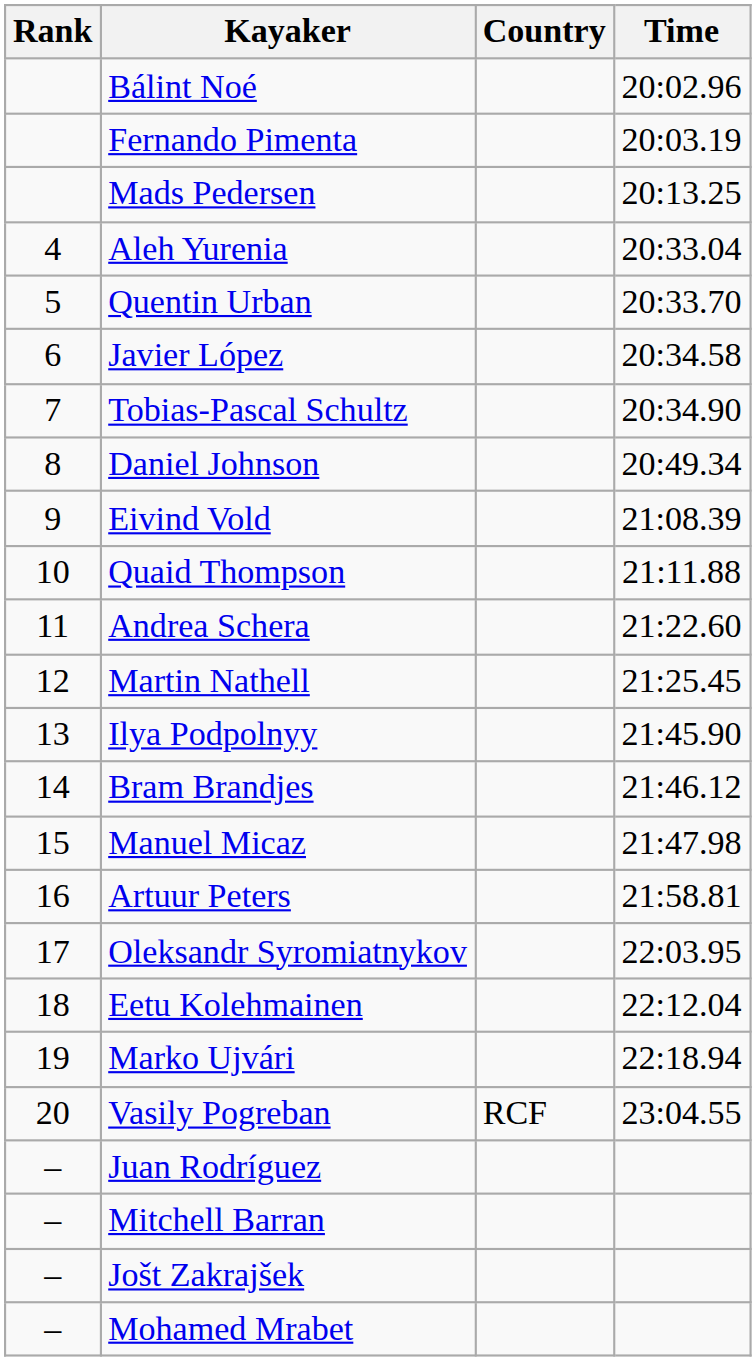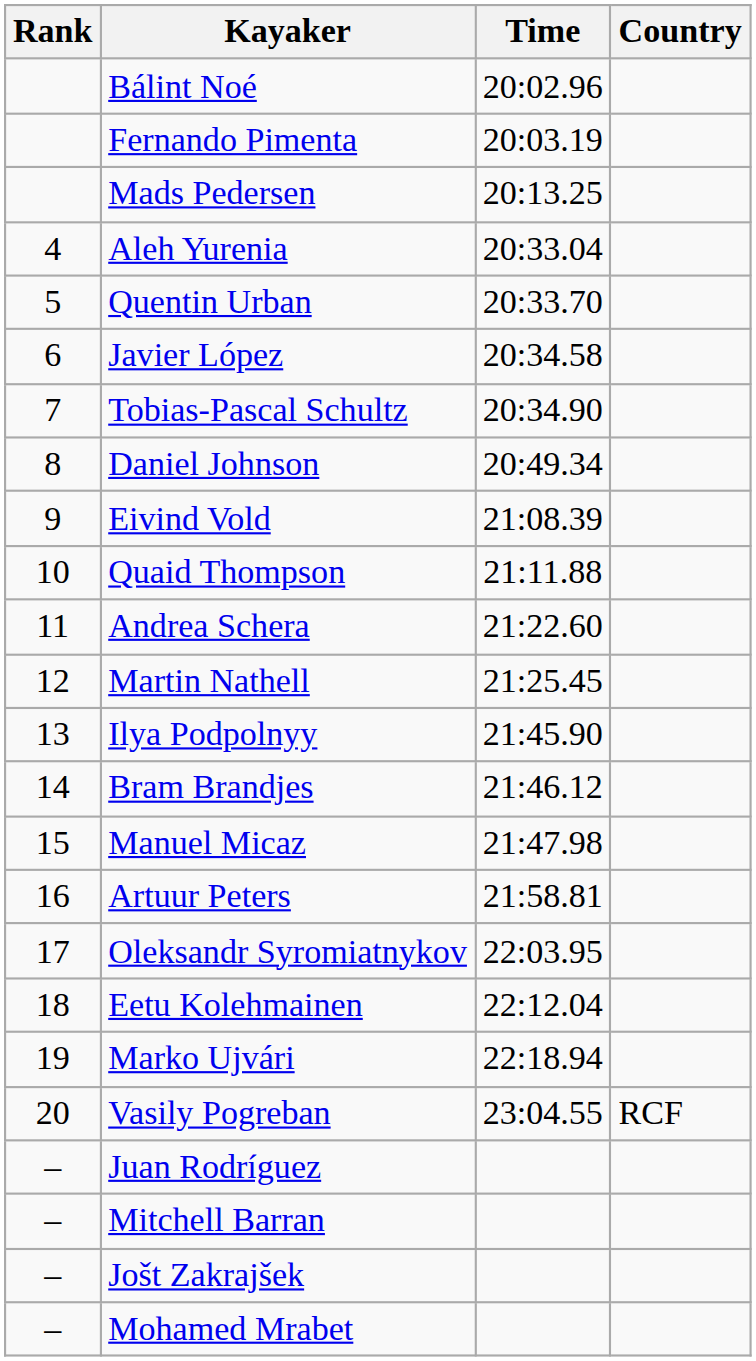columns swapped: (544, 31) <-> (682, 31)
